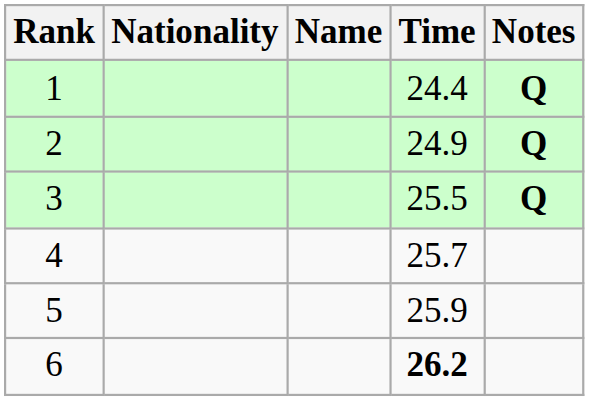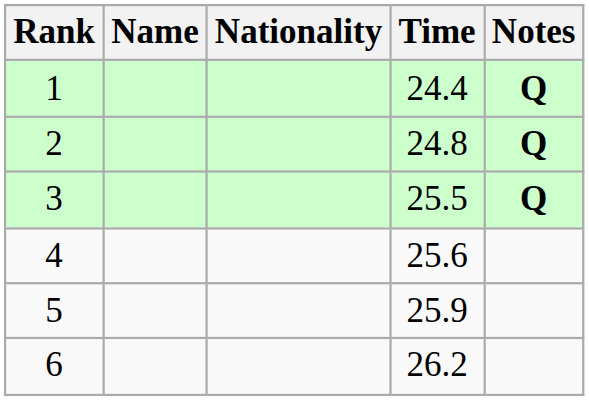columns swapped: (339, 32) <-> (195, 32)
(437, 143) 24.9 -> (437, 143) 24.8
(437, 254) 25.7 -> (437, 254) 25.6
(437, 365) bold -> (437, 365) normal
